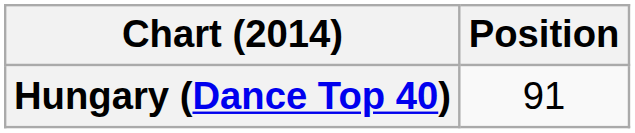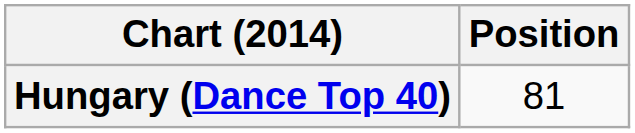(544, 95) 91 -> (544, 95) 81
